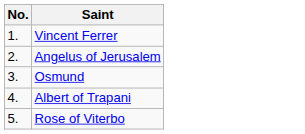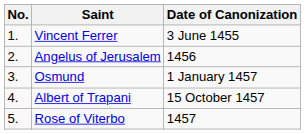+ column: (232, 14)
